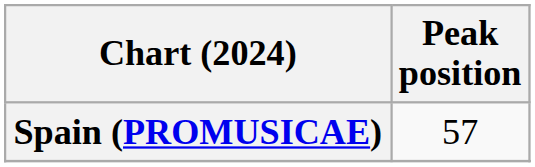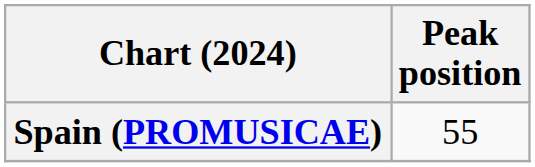(460, 131) 57 -> (460, 131) 55
